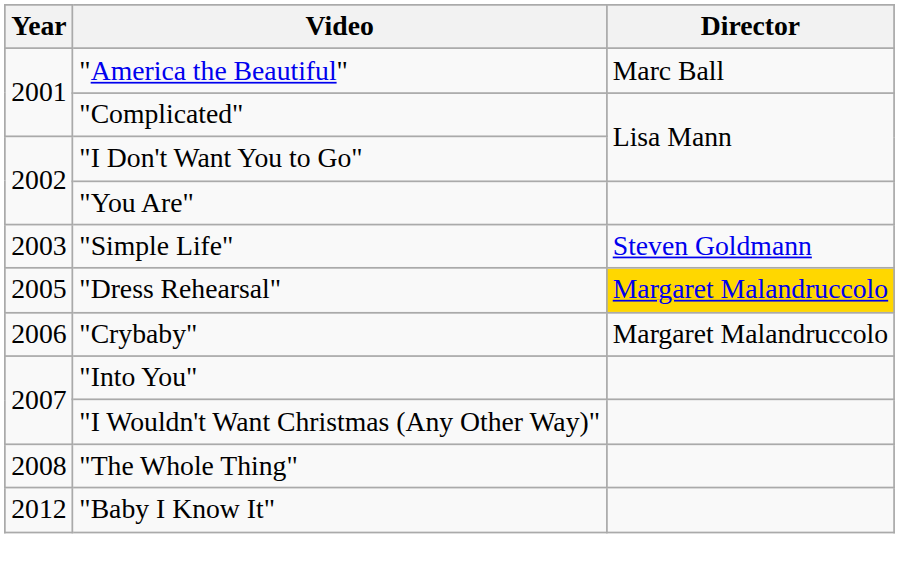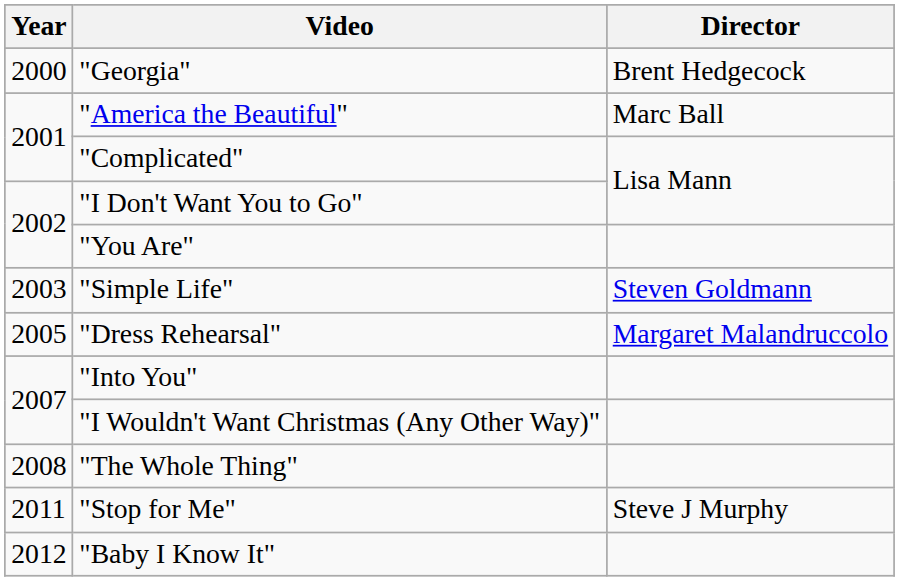+ row: (135, 70)
(750, 289) gold background -> (750, 333) no background
- row: (138, 333)
+ row: (158, 509)
